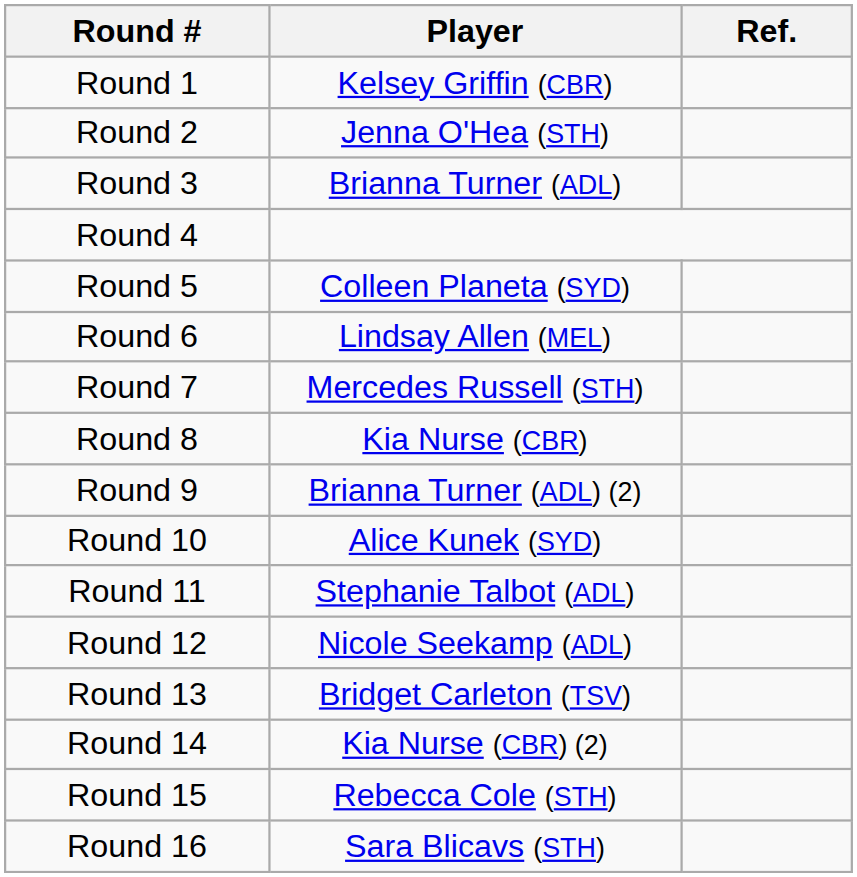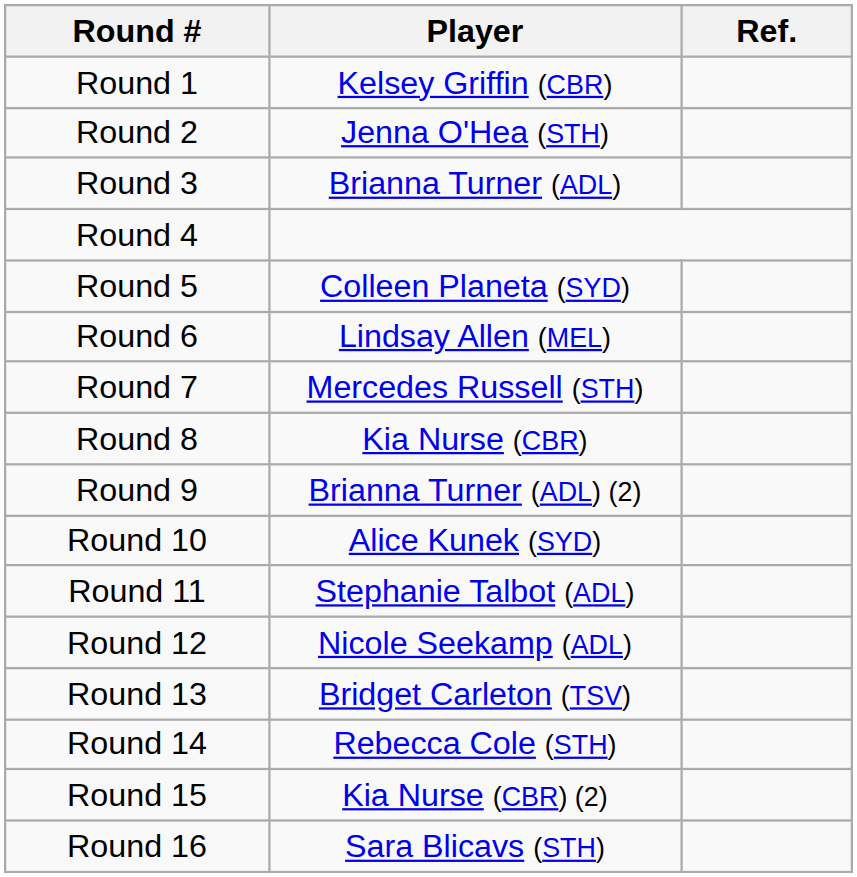(475, 744) Kia Nurse (CBR) (2) -> (475, 744) Rebecca Cole (STH)
(475, 795) Rebecca Cole (STH) -> (475, 795) Kia Nurse (CBR) (2)
